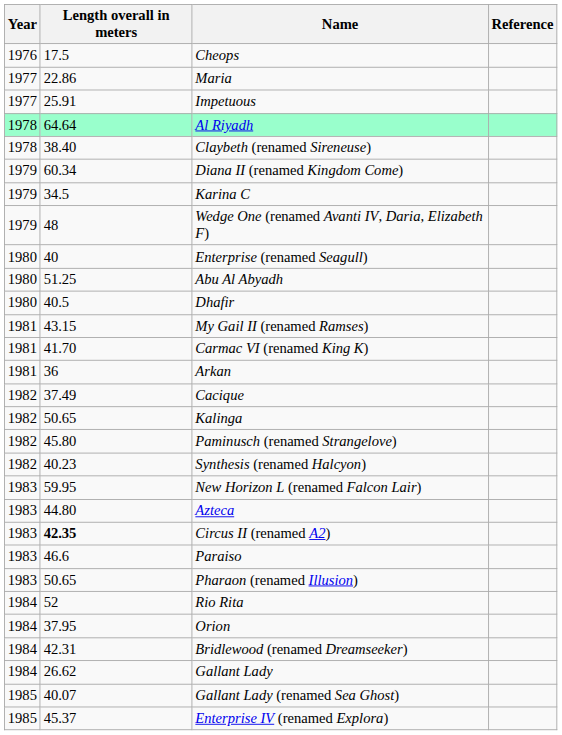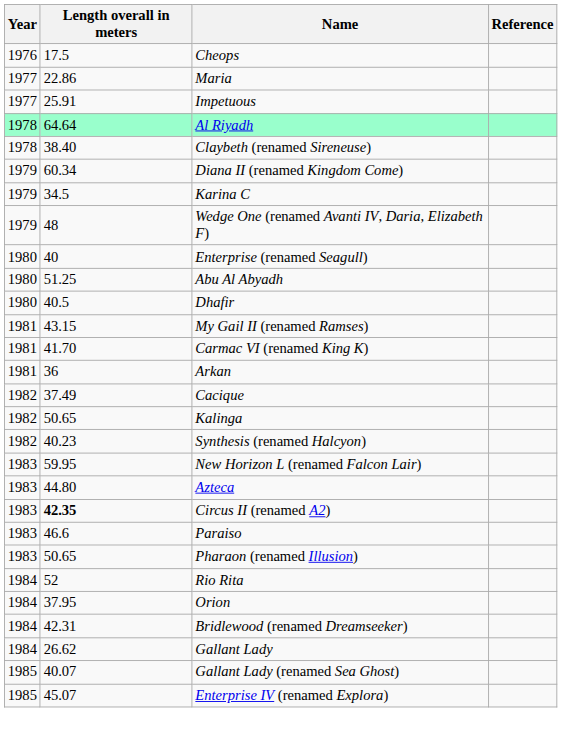- row: (296, 441)
(60, 718) 45.37 -> (60, 695) 45.07
